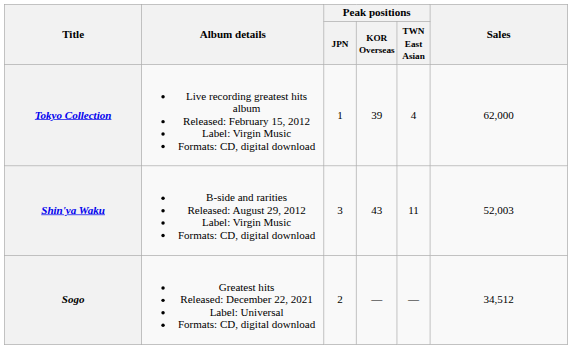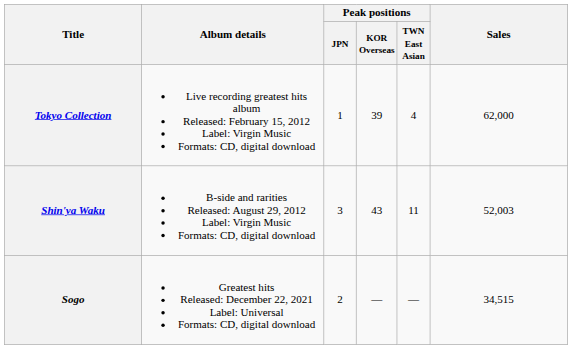(499, 299) 34,512 -> (499, 299) 34,515
